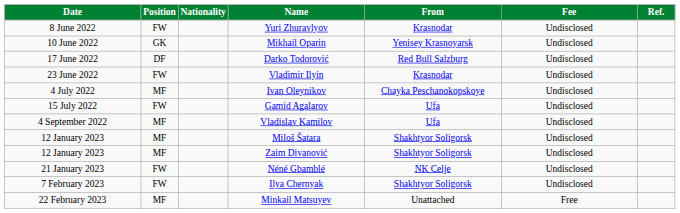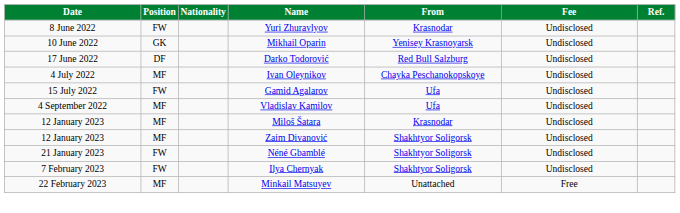- row: (296, 75)
(433, 138) Shakhtyor Soligorsk -> (433, 122) Krasnodar
(433, 169) NK Celje -> (433, 153) Shakhtyor Soligorsk
